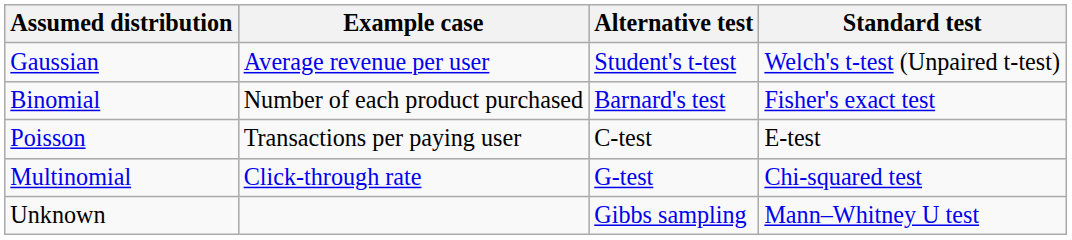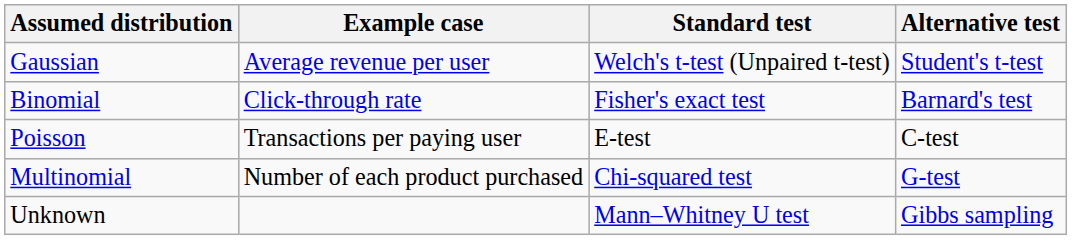columns swapped: (912, 23) <-> (674, 23)
(413, 100) Number of each product purchased -> (333, 100) Click-through rate
(333, 176) Click-through rate -> (413, 176) Number of each product purchased
